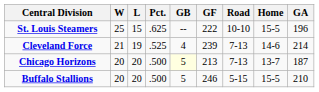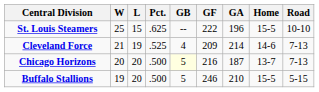columns swapped: (301, 12) <-> (238, 12)
(210, 46) 239 -> (210, 46) 209
(210, 62) 213 -> (210, 62) 216
(119, 79) 20 -> (119, 79) 19
